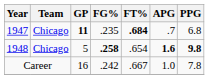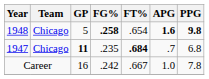rows swapped: (17, 31) <-> (17, 48)
